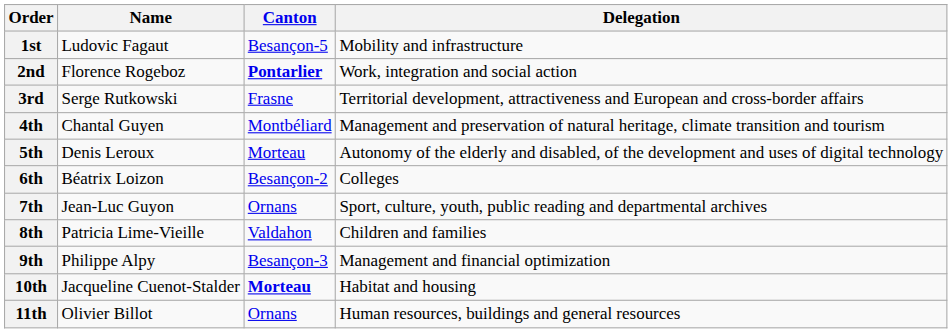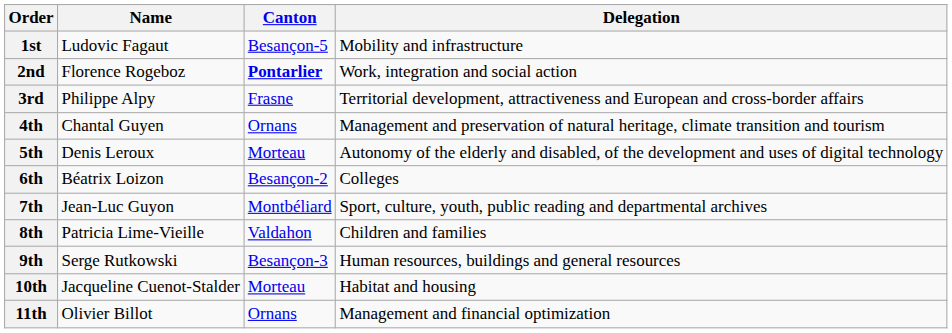(119, 98) Serge Rutkowski -> (108, 98) Philippe Alpy
(290, 125) Montbéliard -> (272, 125) Ornans
(272, 206) Ornans -> (290, 206) Montbéliard
(108, 260) Philippe Alpy -> (119, 260) Serge Rutkowski
(475, 260) Management and financial optimization -> (510, 260) Human resources, buildings and general resources
(279, 286) bold -> (277, 286) normal
(510, 313) Human resources, buildings and general resources -> (475, 313) Management and financial optimization
